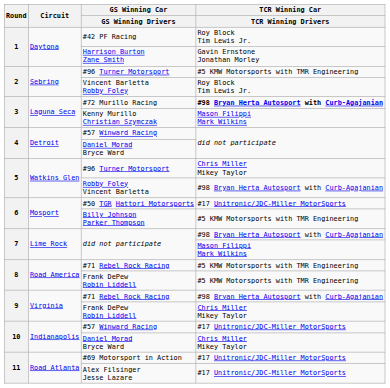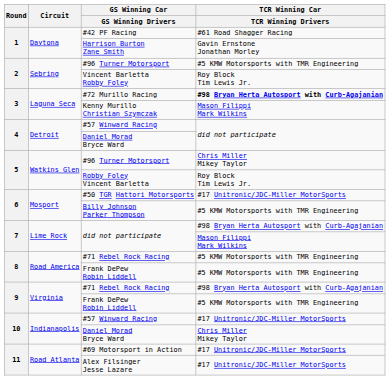(224, 37) Roy Block Tim Lewis Jr. -> (245, 33) #61 Road Shagger Racing
(290, 188) #98 Bryan Herta Autosport with Curb-Agajanian -> (224, 180) Roy Block Tim Lewis Jr.
(222, 312) Chris Miller Mikey Taylor -> (278, 303) #5 KMW Motorsports with TMR Engineering
